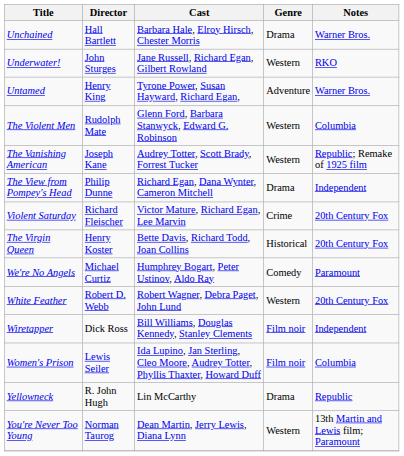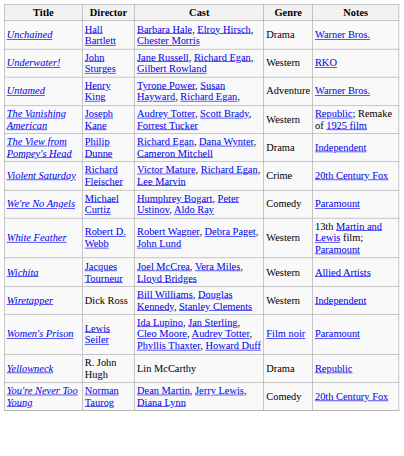- row: (41, 125)
- row: (29, 244)
(352, 300) 20th Century Fox -> (348, 238) 13th Martin and Lewis film; Paramount
+ row: (23, 272)
(286, 328) Film noir -> (283, 300) Western
(335, 362) Columbia -> (337, 334) Paramount
(283, 430) Western -> (284, 396) Comedy
(348, 430) 13th Martin and Lewis film; Paramount -> (352, 396) 20th Century Fox
